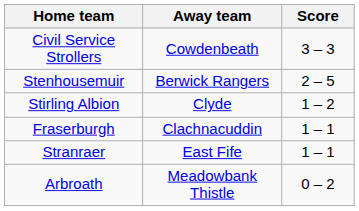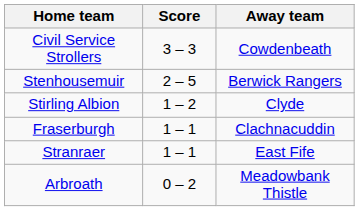columns swapped: (318, 16) <-> (212, 16)
